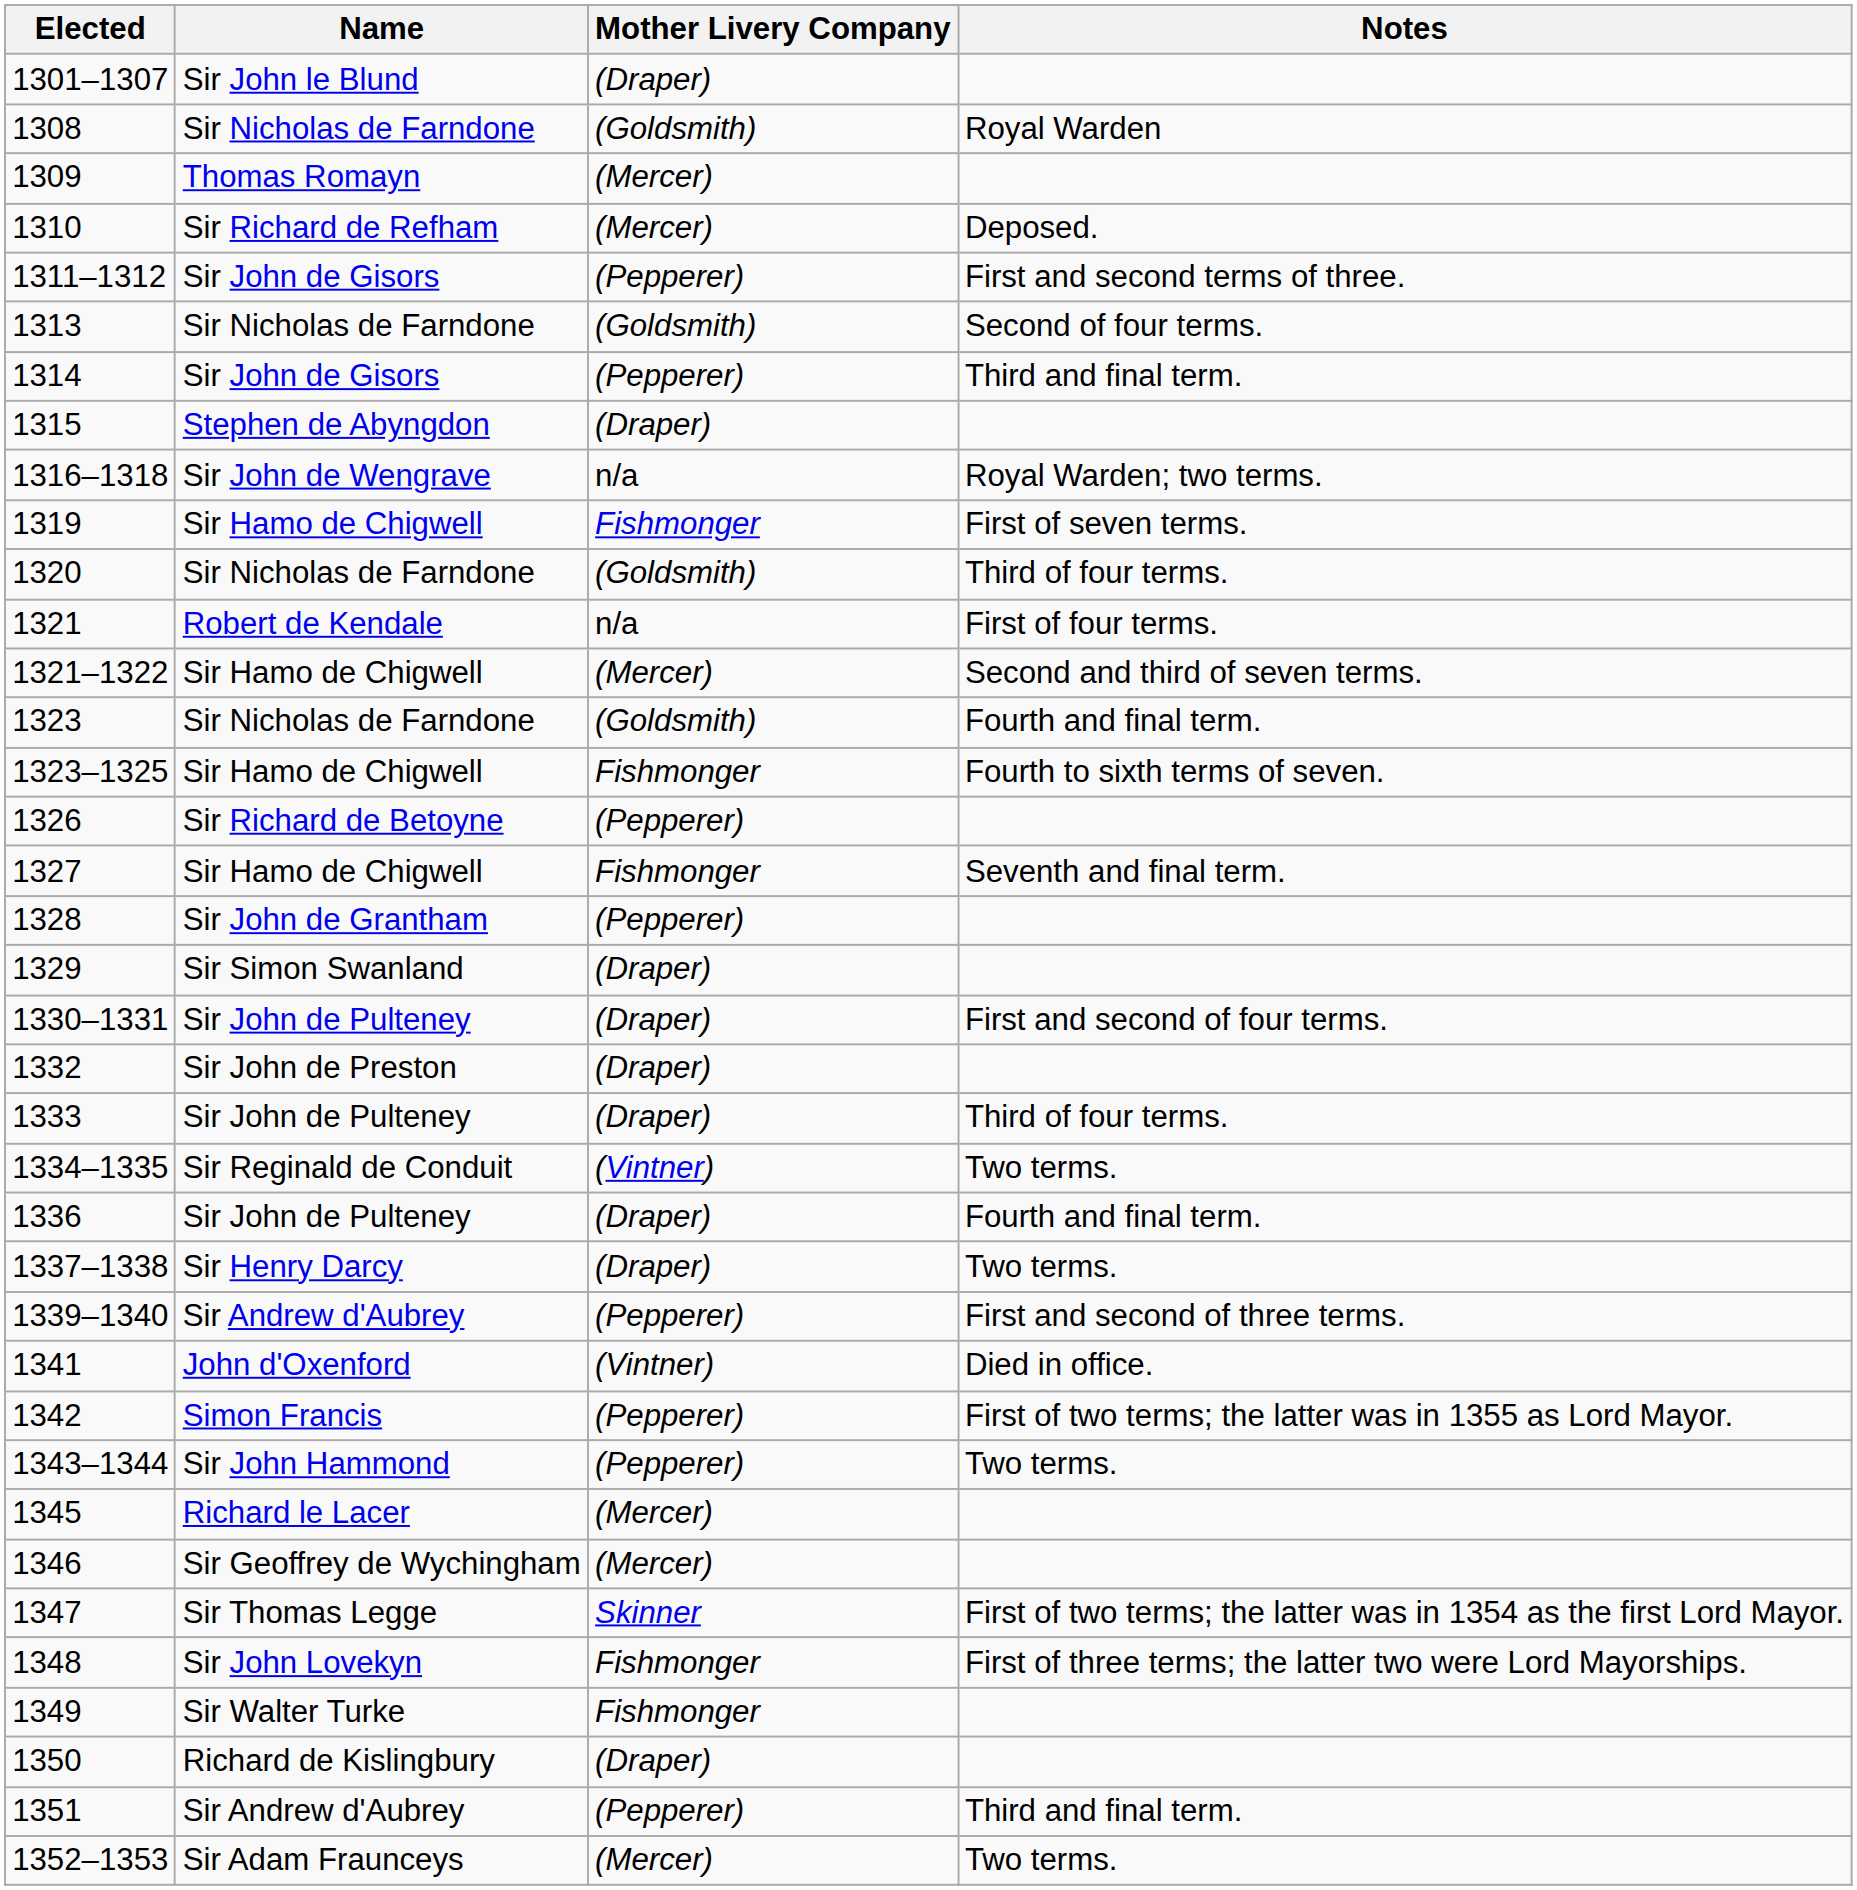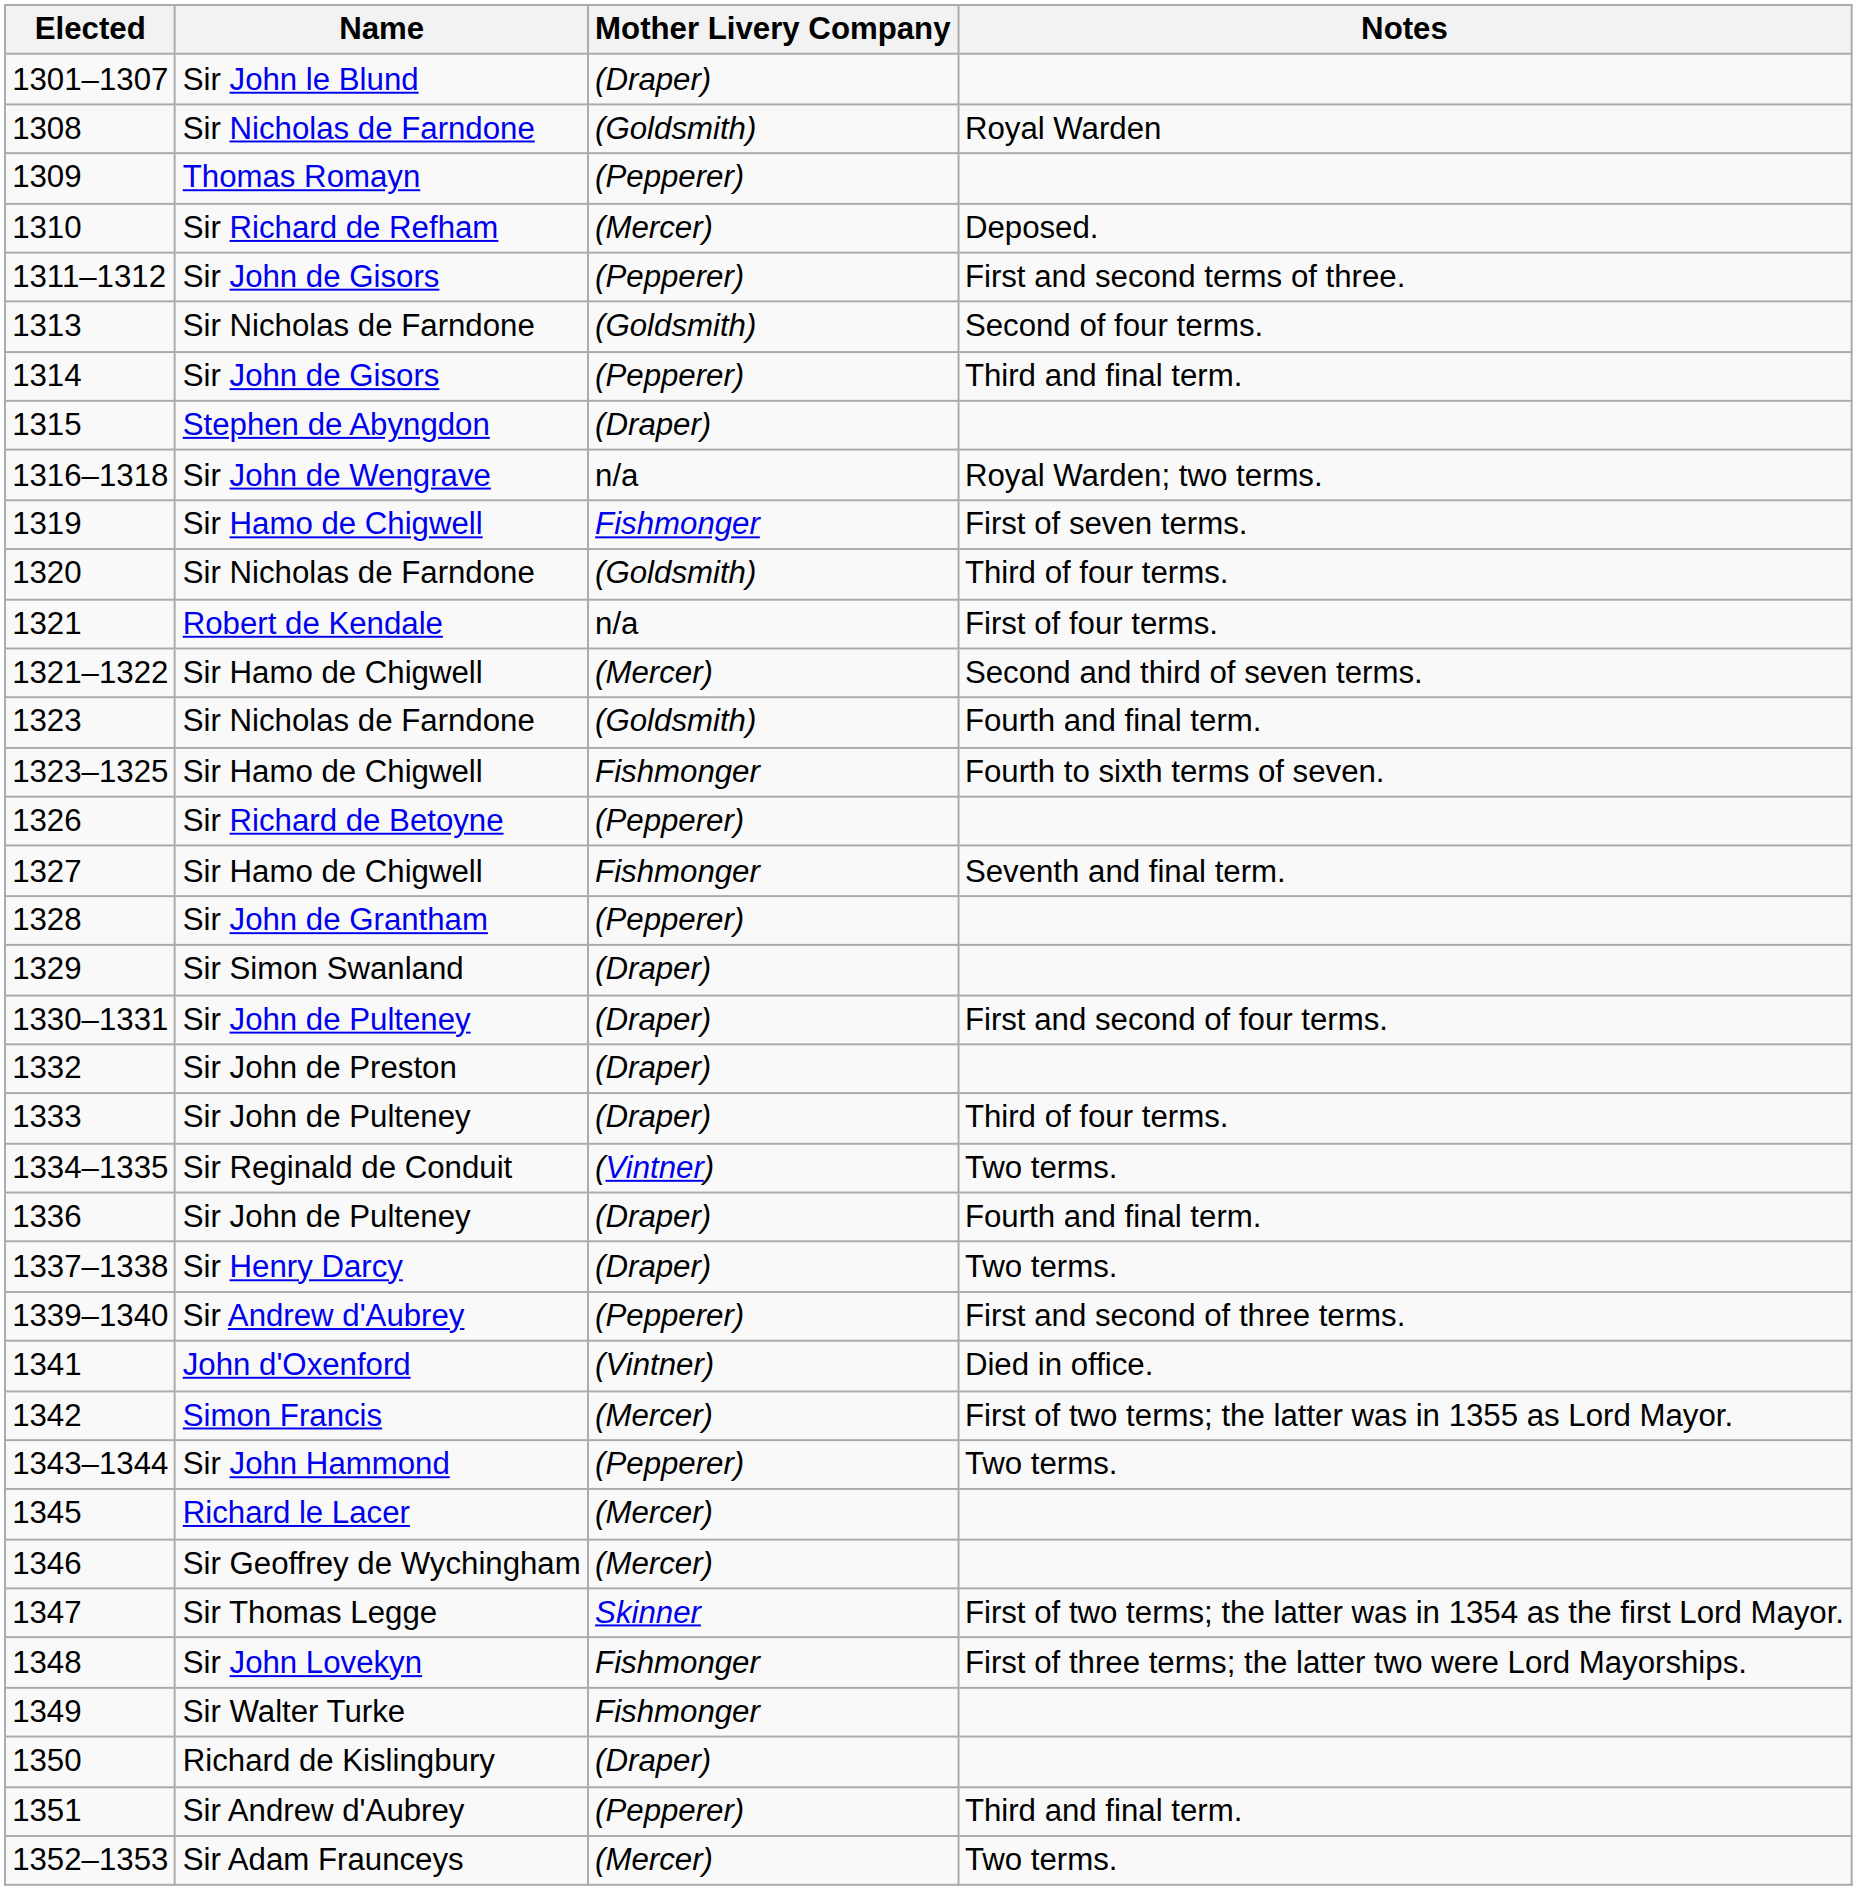(654, 177) (Mercer) -> (670, 177) (Pepperer)
(670, 1414) (Pepperer) -> (654, 1414) (Mercer)
